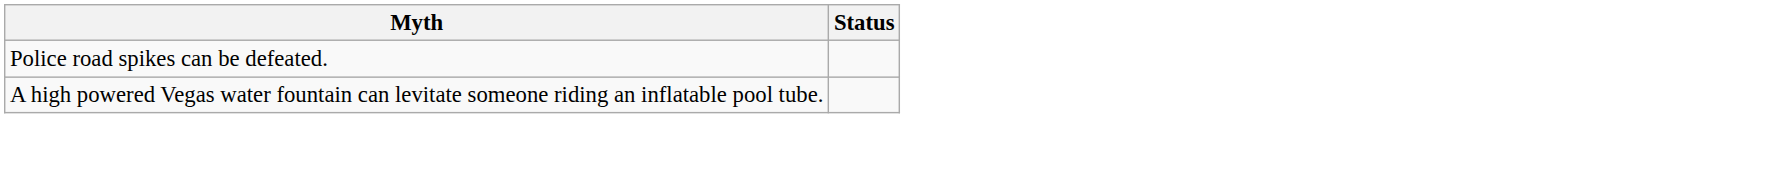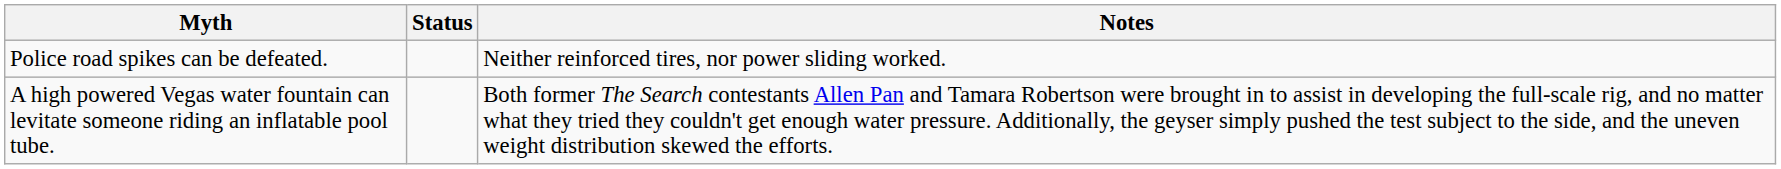+ column: (1127, 22)
